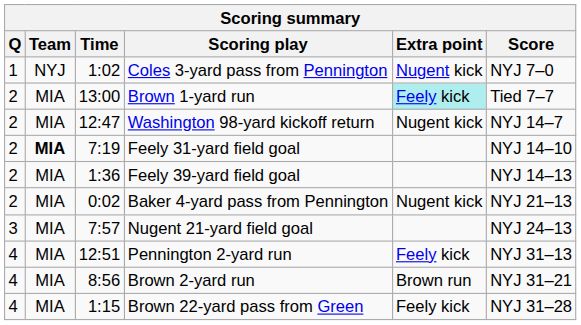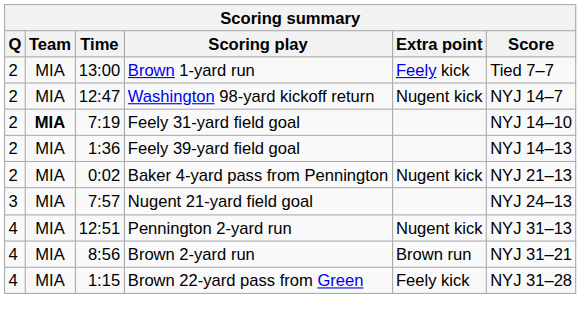- row: (258, 70)
(433, 97) paleturquoise background -> (433, 70) no background
(433, 254) Feely kick -> (439, 228) Nugent kick
